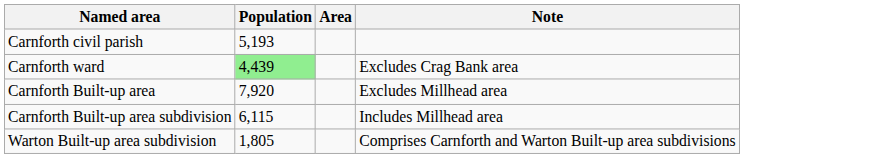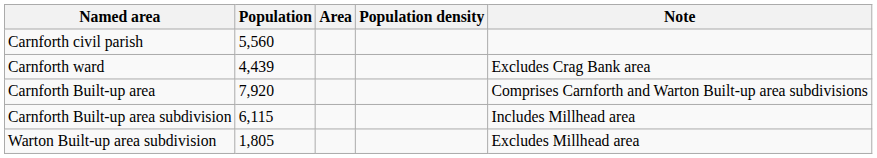+ column: (422, 16)
(256, 41) 5,193 -> (256, 41) 5,560
(256, 66) lightgreen background -> (256, 66) no background
(433, 91) Excludes Millhead area -> (680, 91) Comprises Carnforth and Warton Built-up area subdivisions
(547, 141) Comprises Carnforth and Warton Built-up area subdivisions -> (565, 141) Excludes Millhead area
